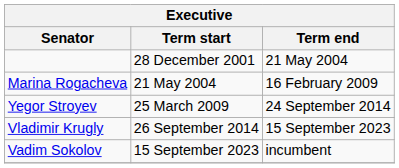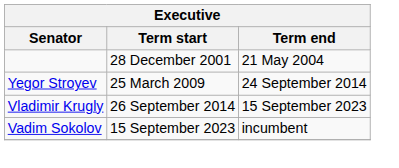- row: (67, 83)
